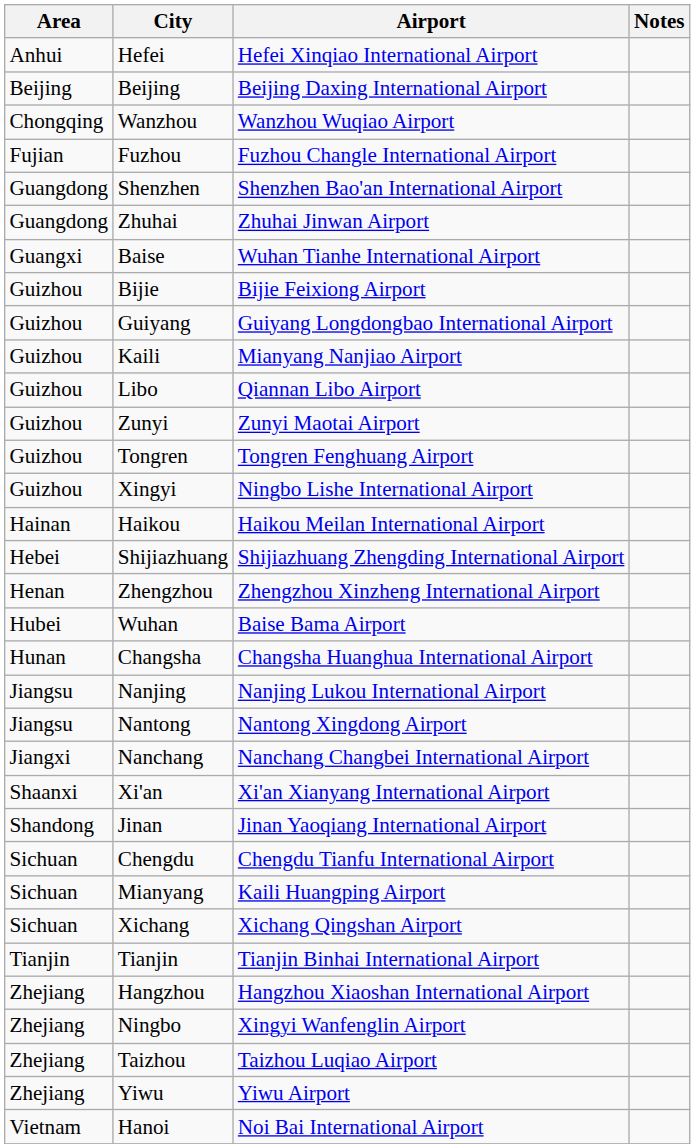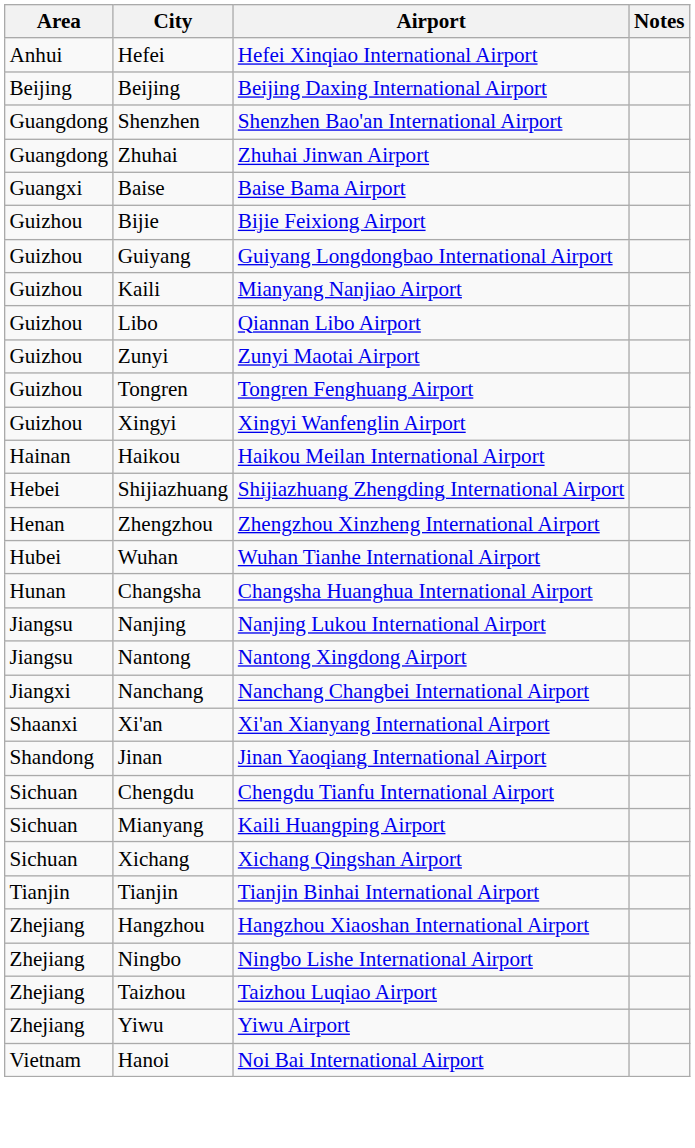- row: (157, 121)
- row: (149, 155)
(389, 255) Wuhan Tianhe International Airport -> (322, 188) Baise Bama Airport
(385, 490) Ningbo Lishe International Airport -> (352, 423) Xingyi Wanfenglin Airport
(322, 624) Baise Bama Airport -> (389, 557) Wuhan Tianhe International Airport
(352, 1026) Xingyi Wanfenglin Airport -> (385, 959) Ningbo Lishe International Airport
